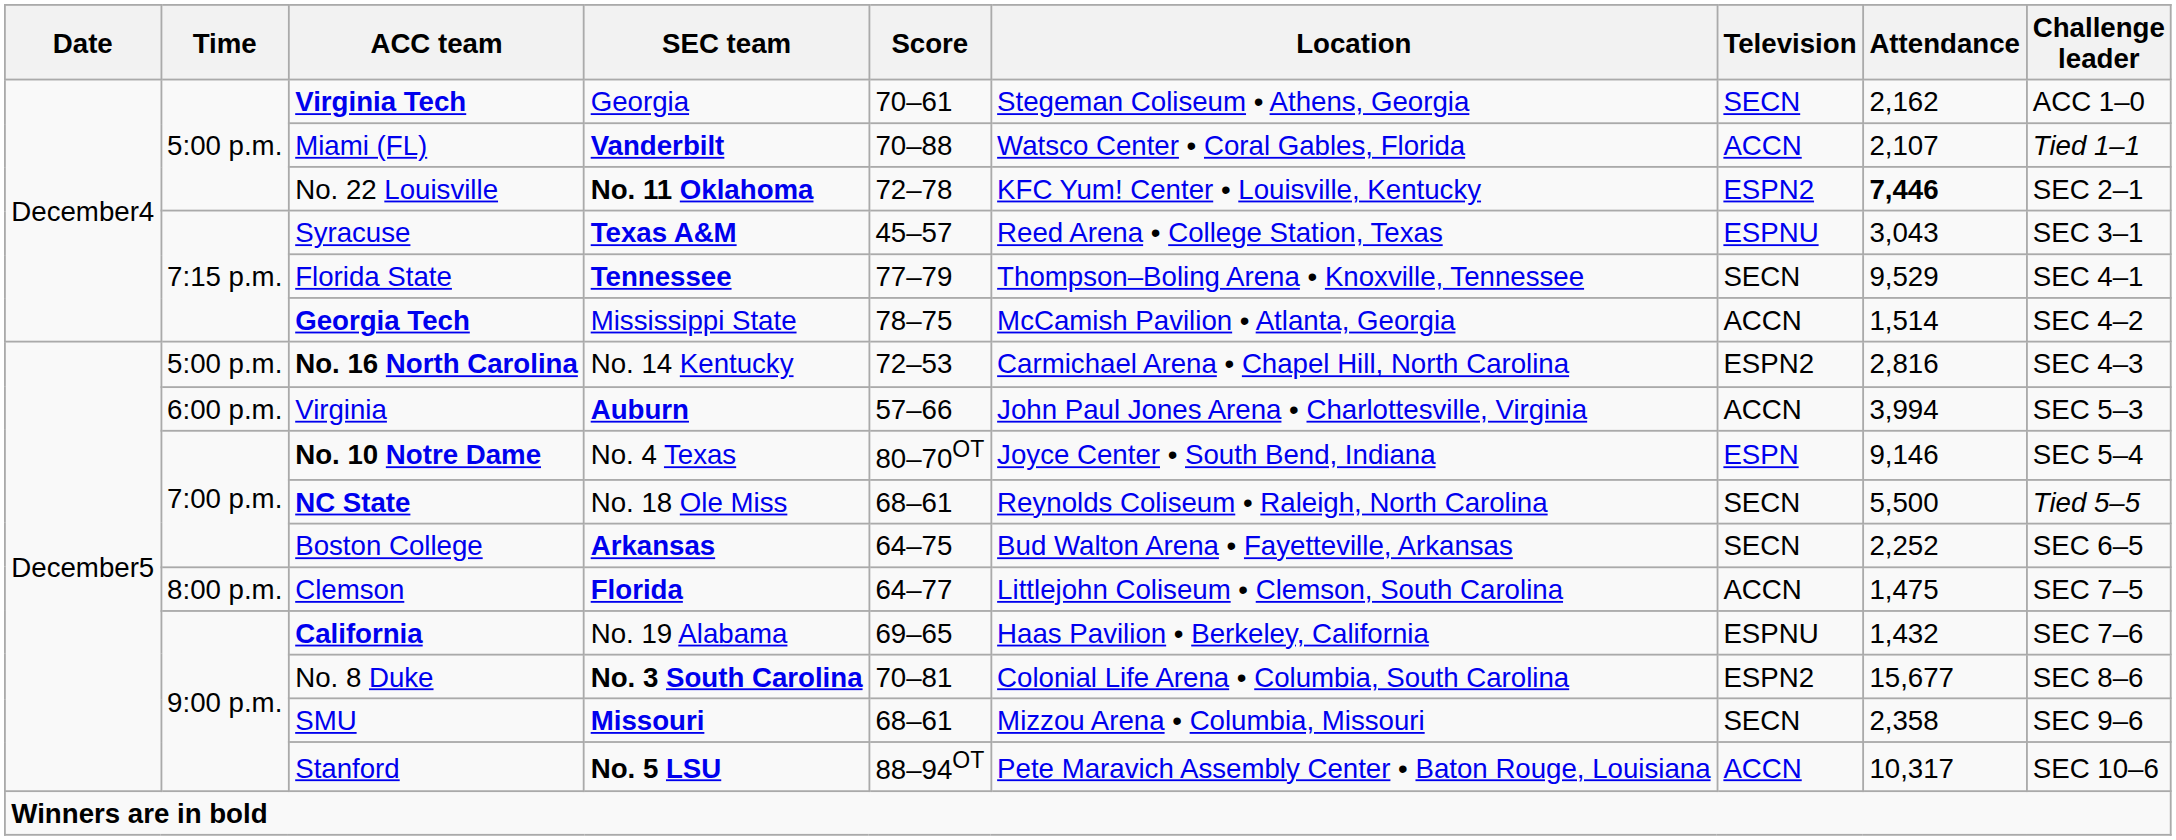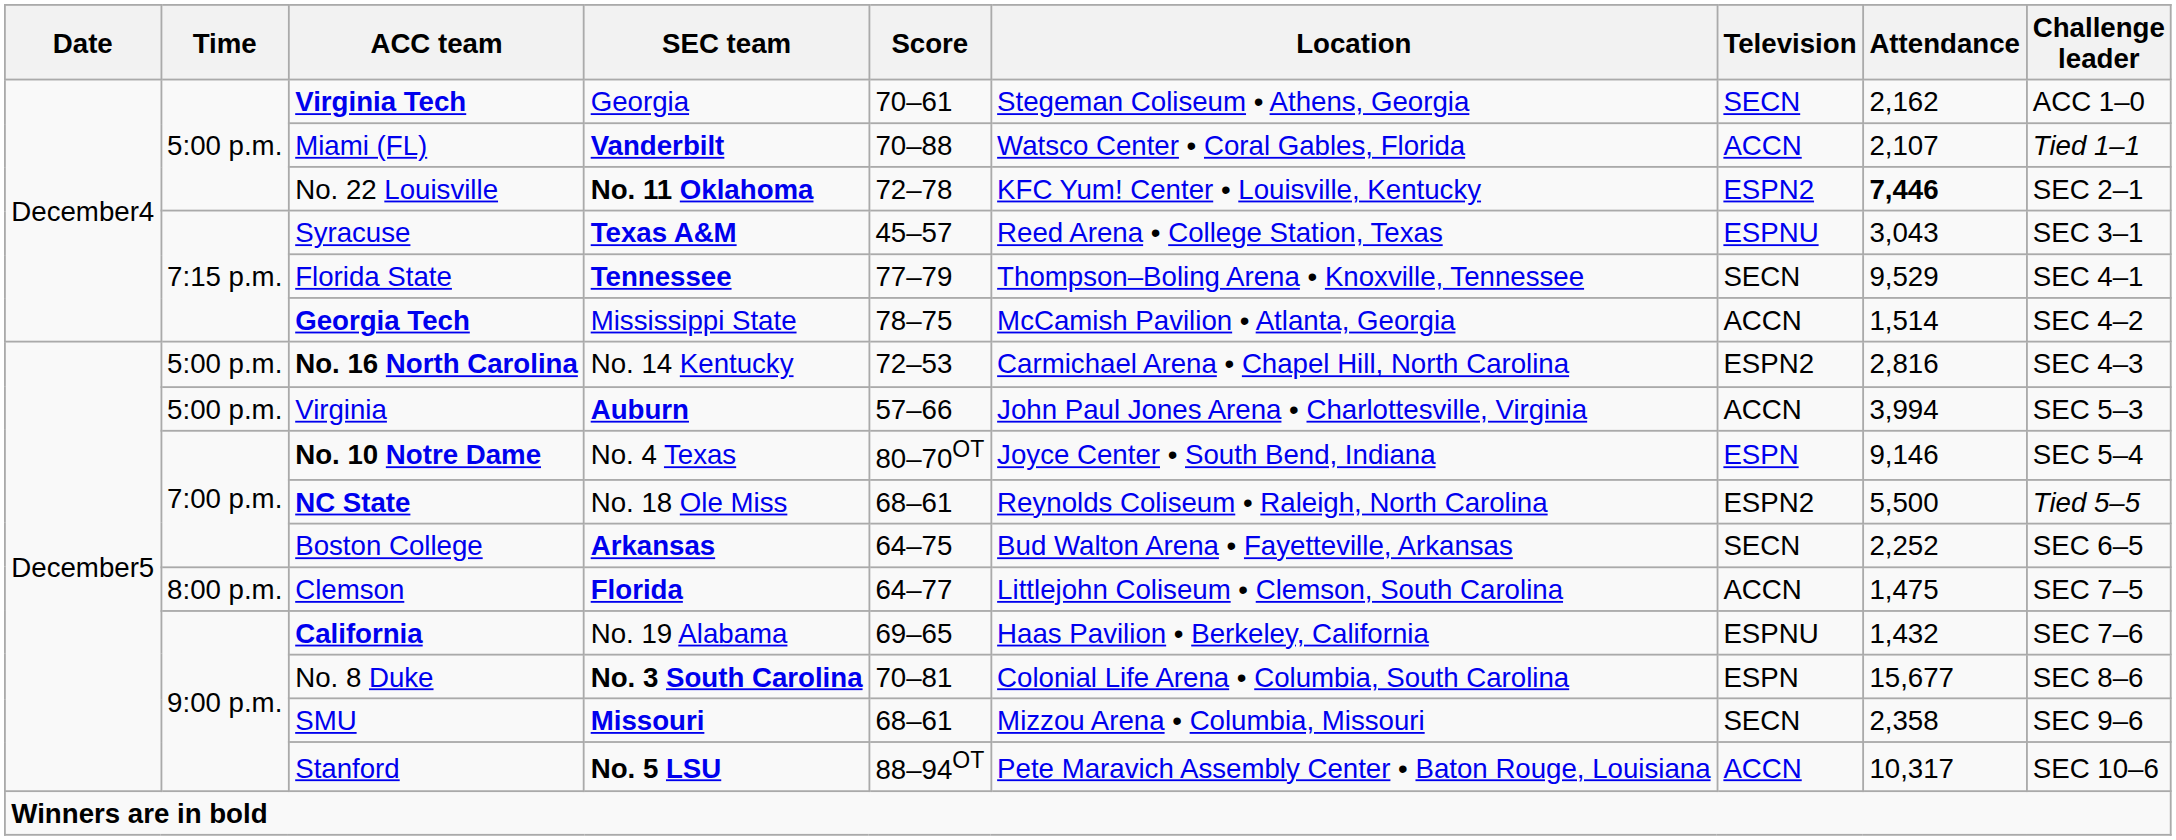(225, 408) 6:00 p.m. -> (225, 408) 5:00 p.m.
(1762, 501) SECN -> (1769, 501) ESPN2
(1769, 677) ESPN2 -> (1761, 677) ESPN
